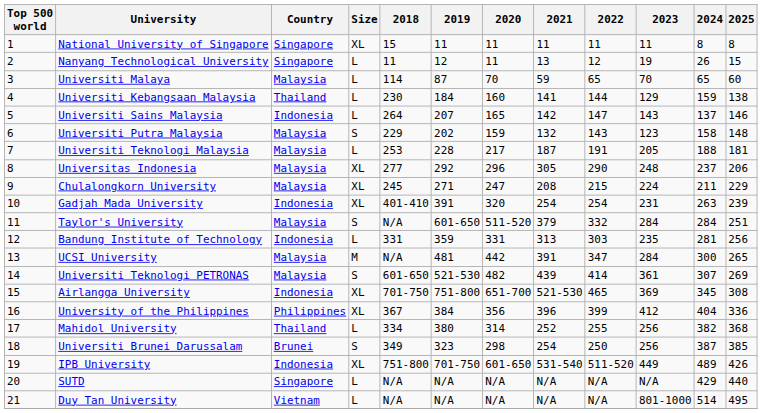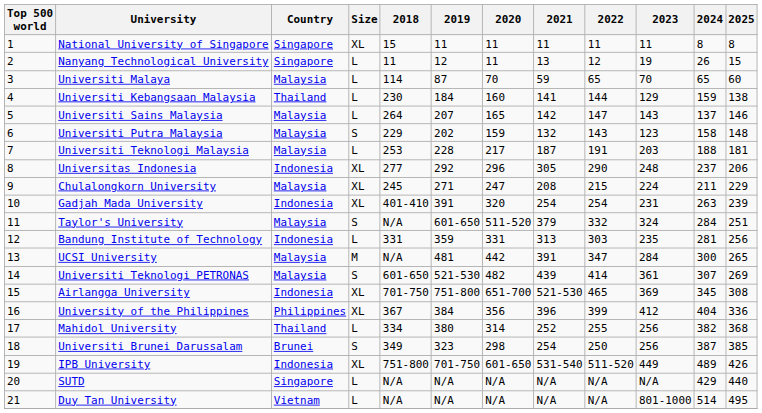(303, 115) Indonesia -> (300, 115) Malaysia
(649, 151) 205 -> (649, 151) 203
(300, 168) Malaysia -> (303, 168) Indonesia
(649, 222) 284 -> (649, 222) 324
